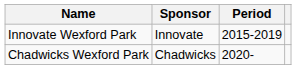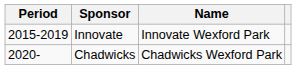columns swapped: (252, 14) <-> (78, 14)
